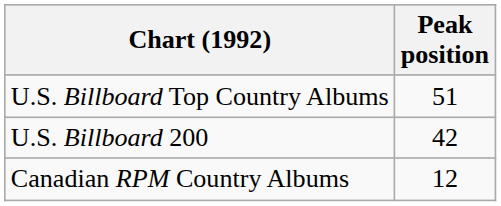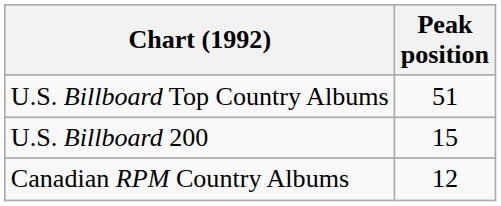(445, 137) 42 -> (445, 137) 15
